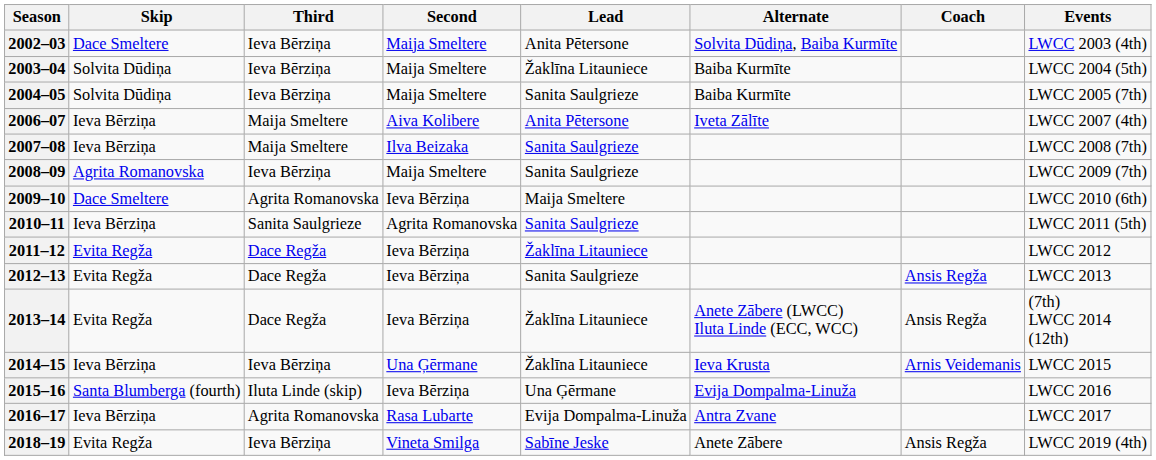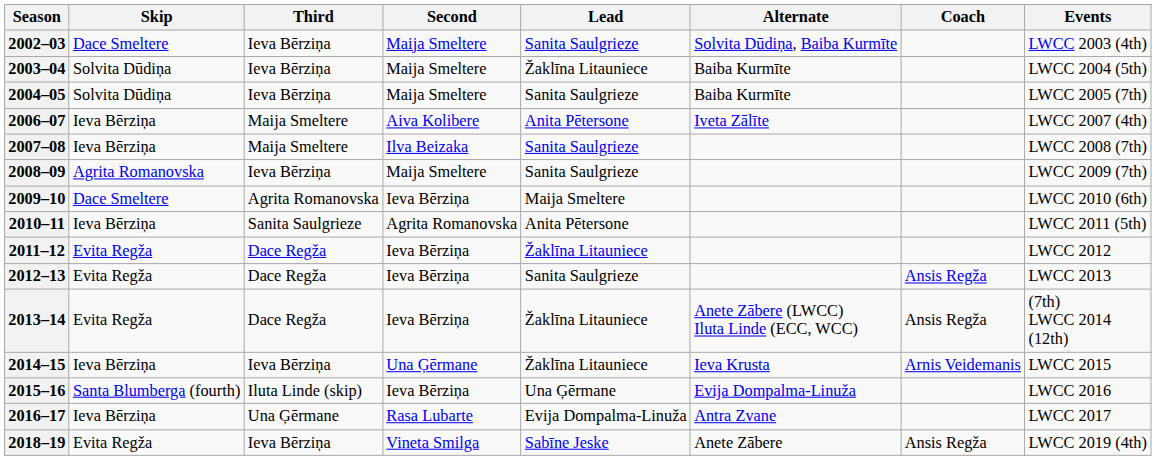(577, 43) Anita Pētersone -> (582, 43) Sanita Saulgrieze
(582, 224) Sanita Saulgrieze -> (577, 224) Anita Pētersone
(313, 416) Agrita Romanovska -> (293, 416) Una Ģērmane
